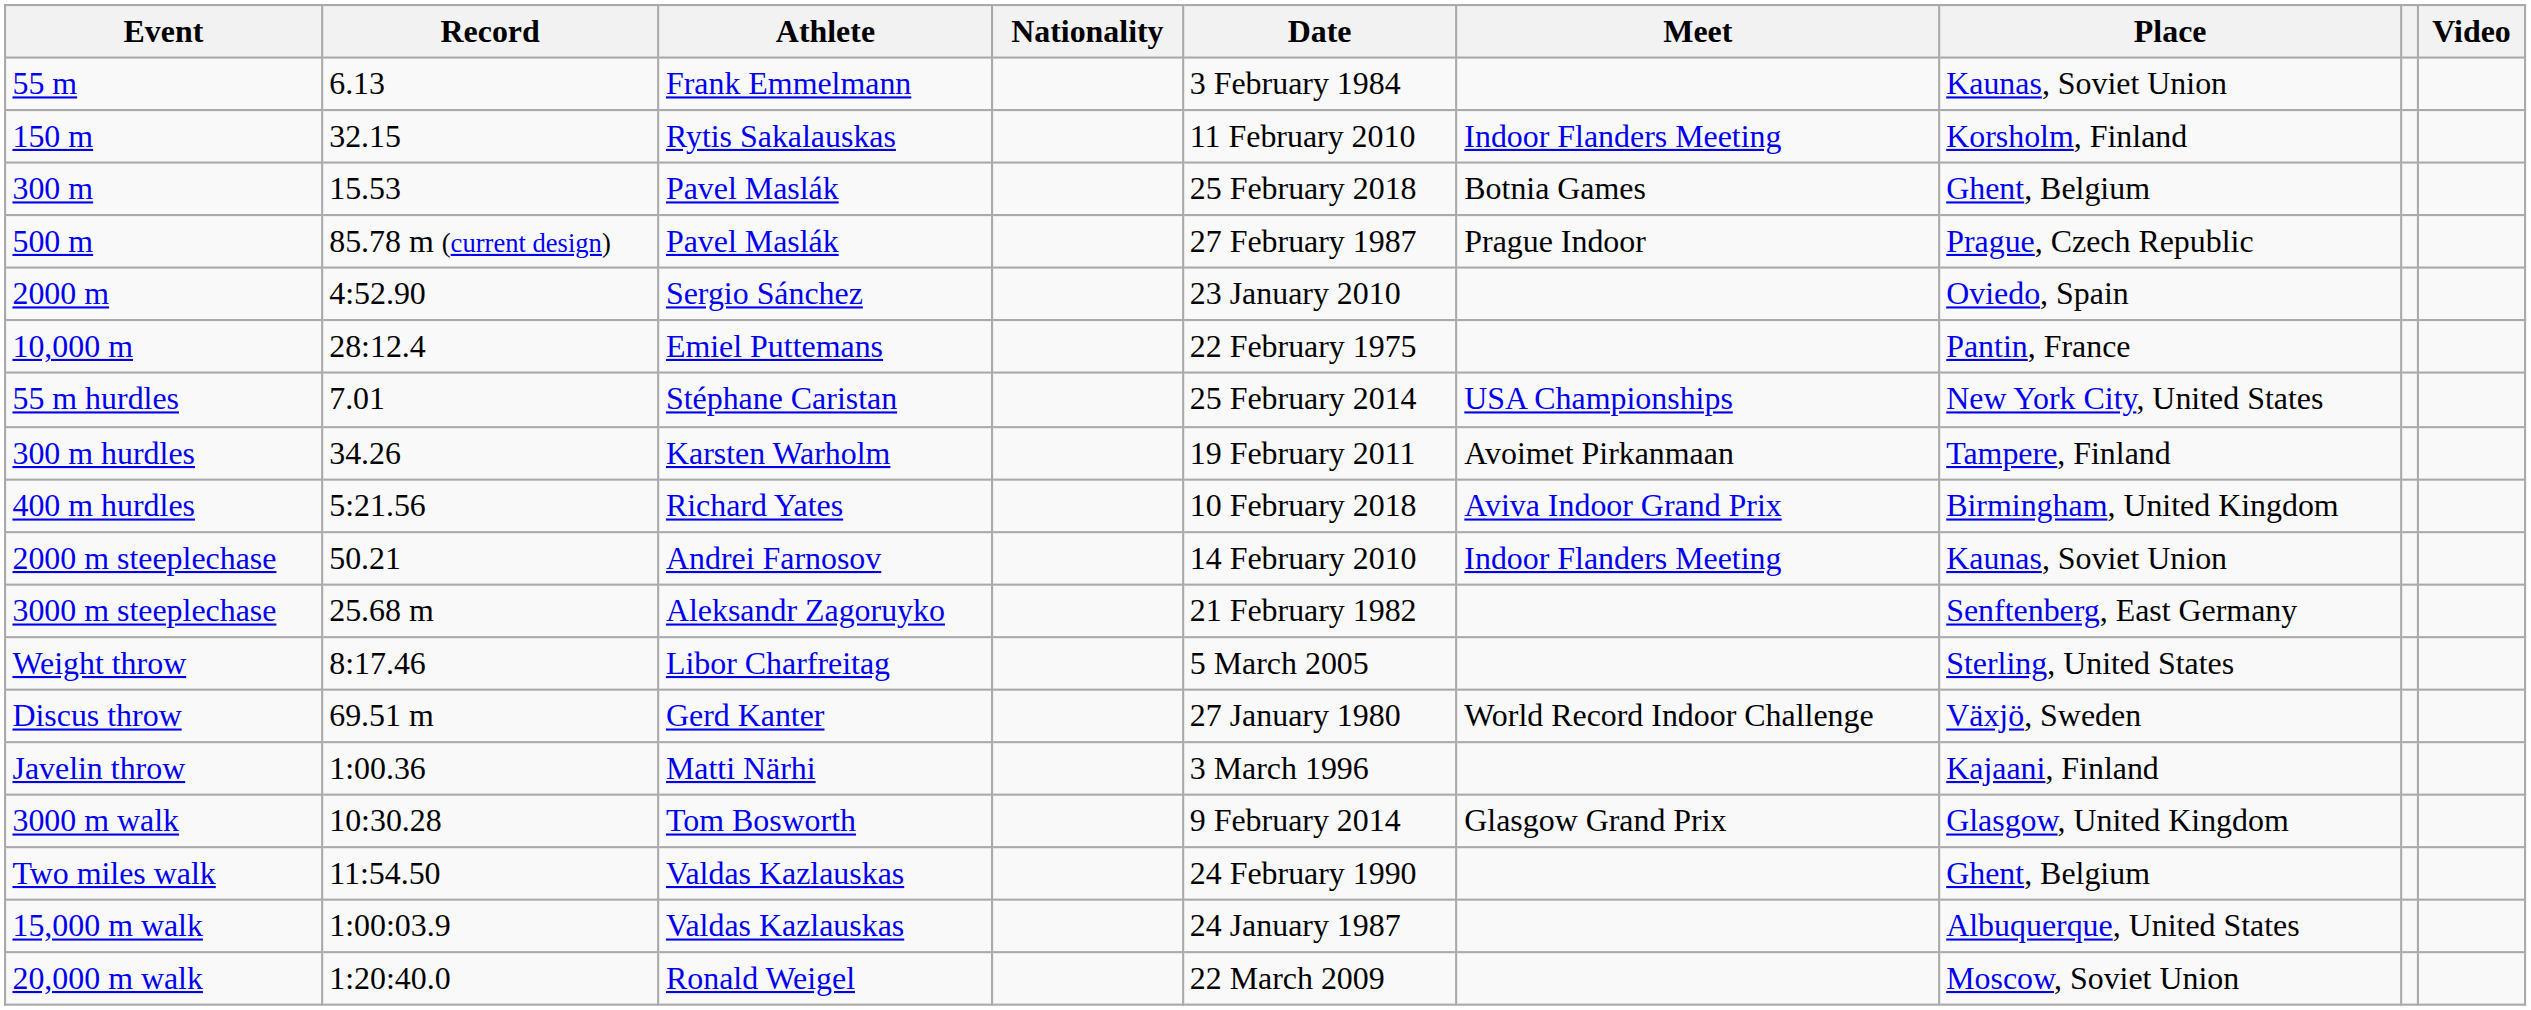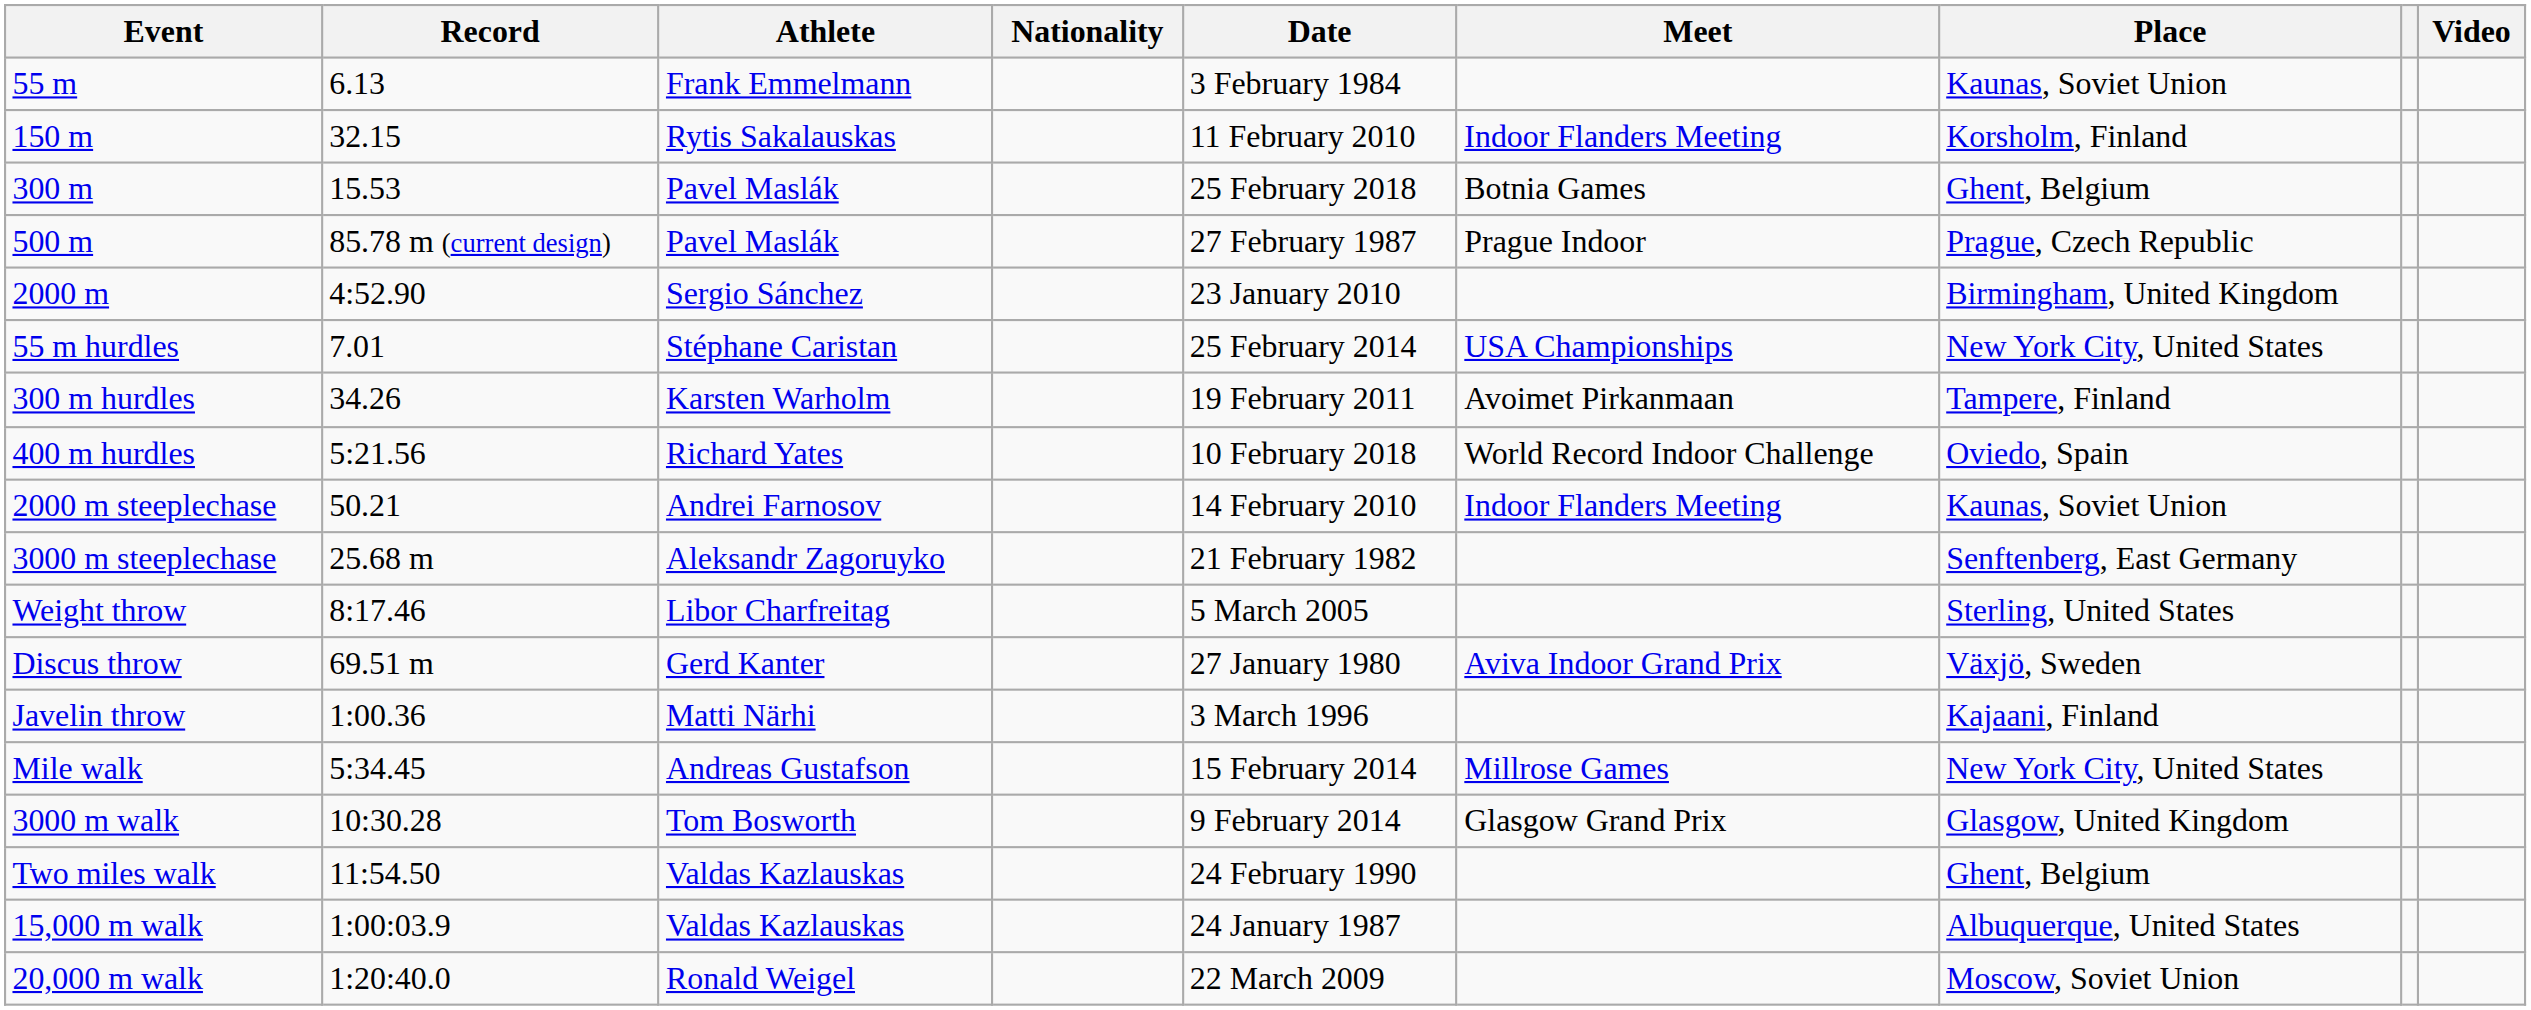(2037, 294) Oviedo, Spain -> (2142, 294) Birmingham, United Kingdom
- row: (73, 346)
(1623, 504) Aviva Indoor Grand Prix -> (1669, 452) World Record Indoor Challenge
(2142, 504) Birmingham, United Kingdom -> (2037, 452) Oviedo, Spain
(1669, 715) World Record Indoor Challenge -> (1623, 662) Aviva Indoor Grand Prix
+ row: (78, 767)
